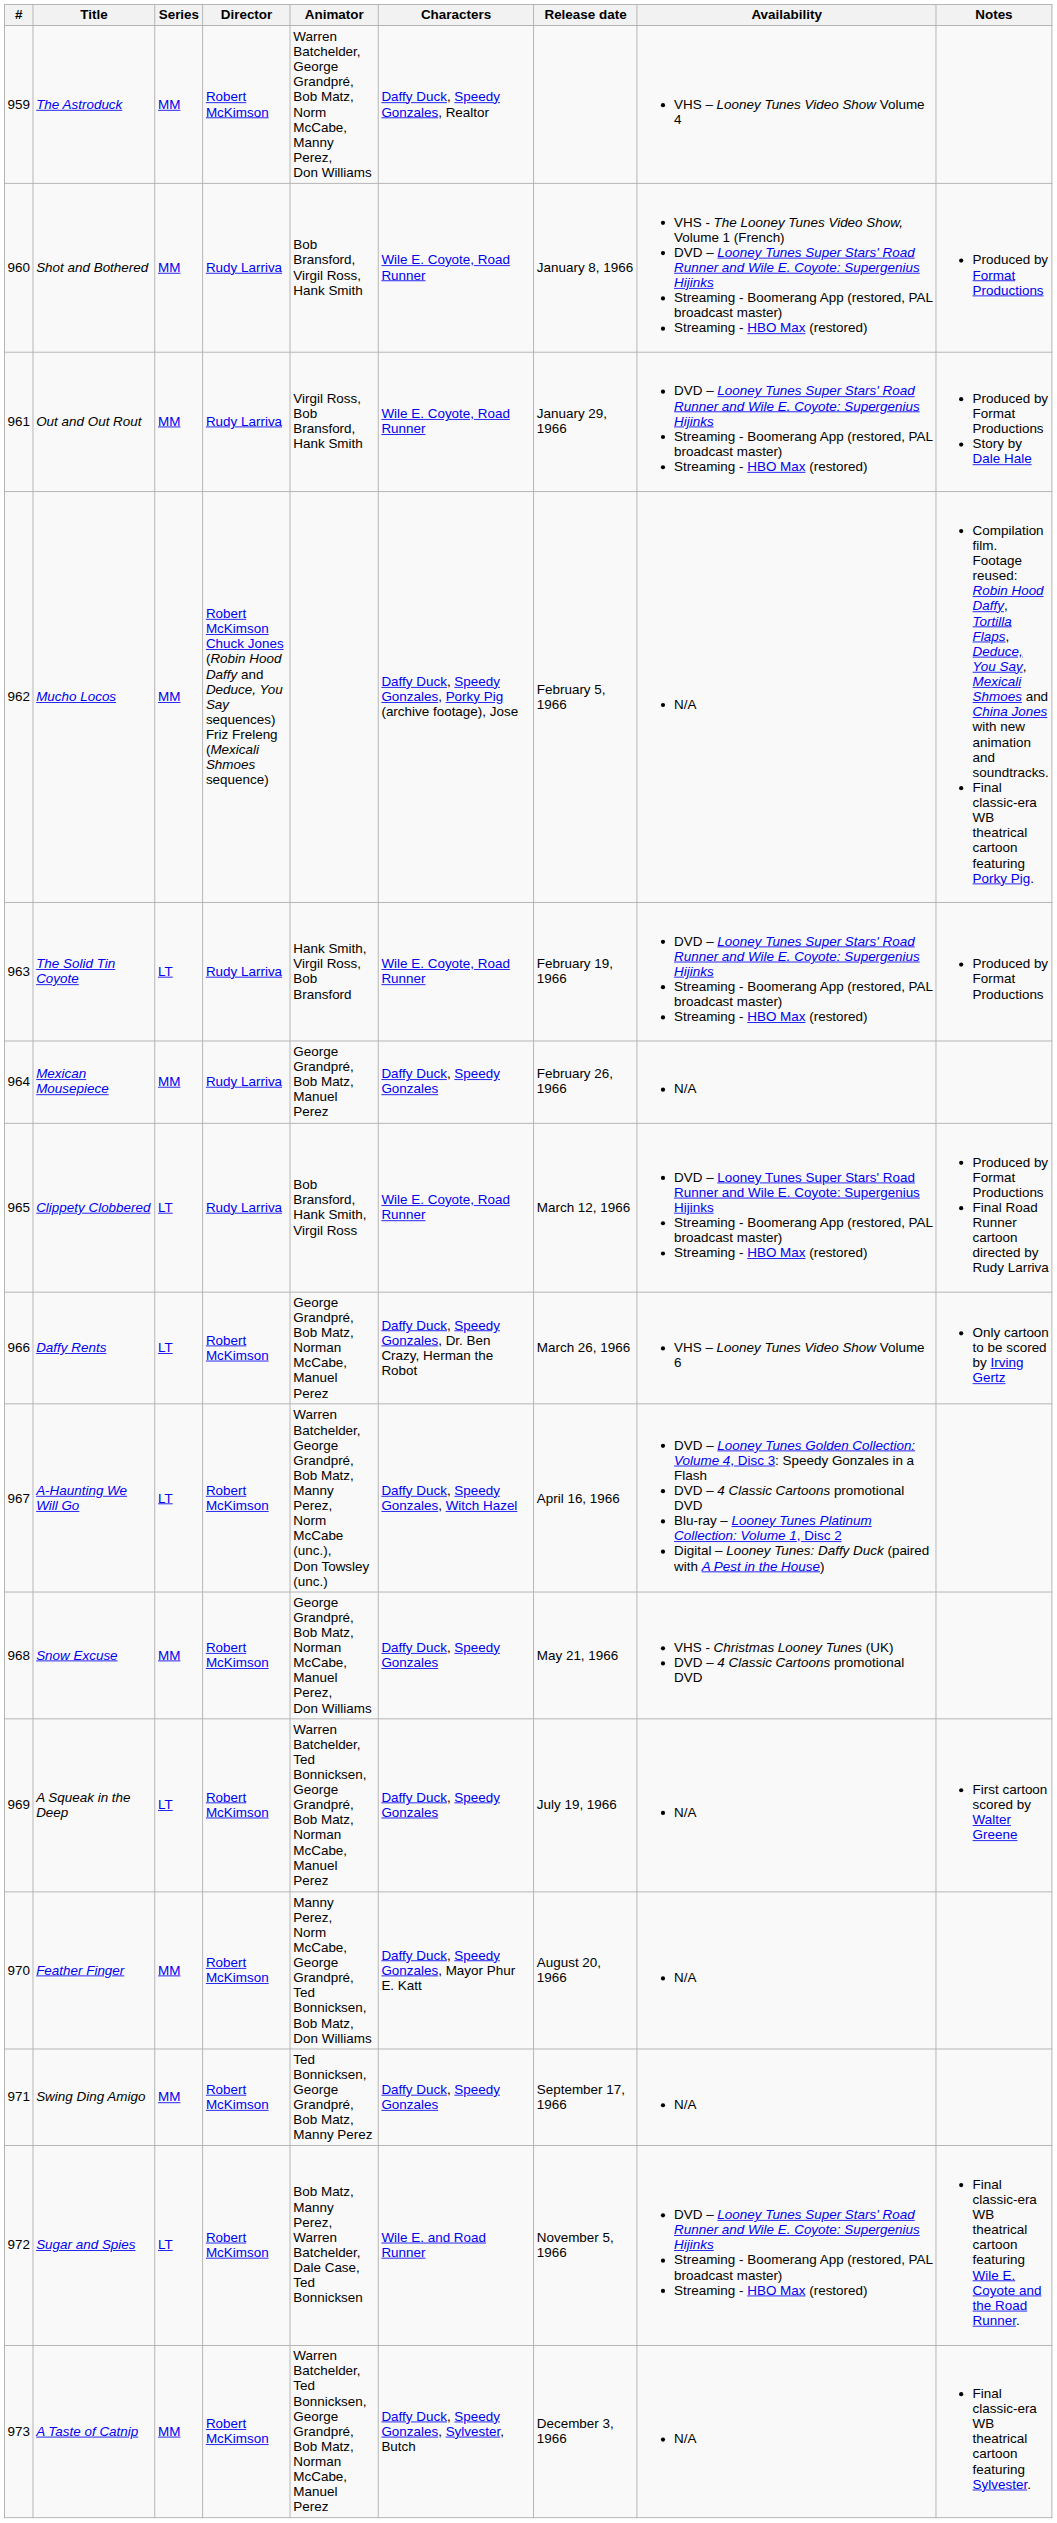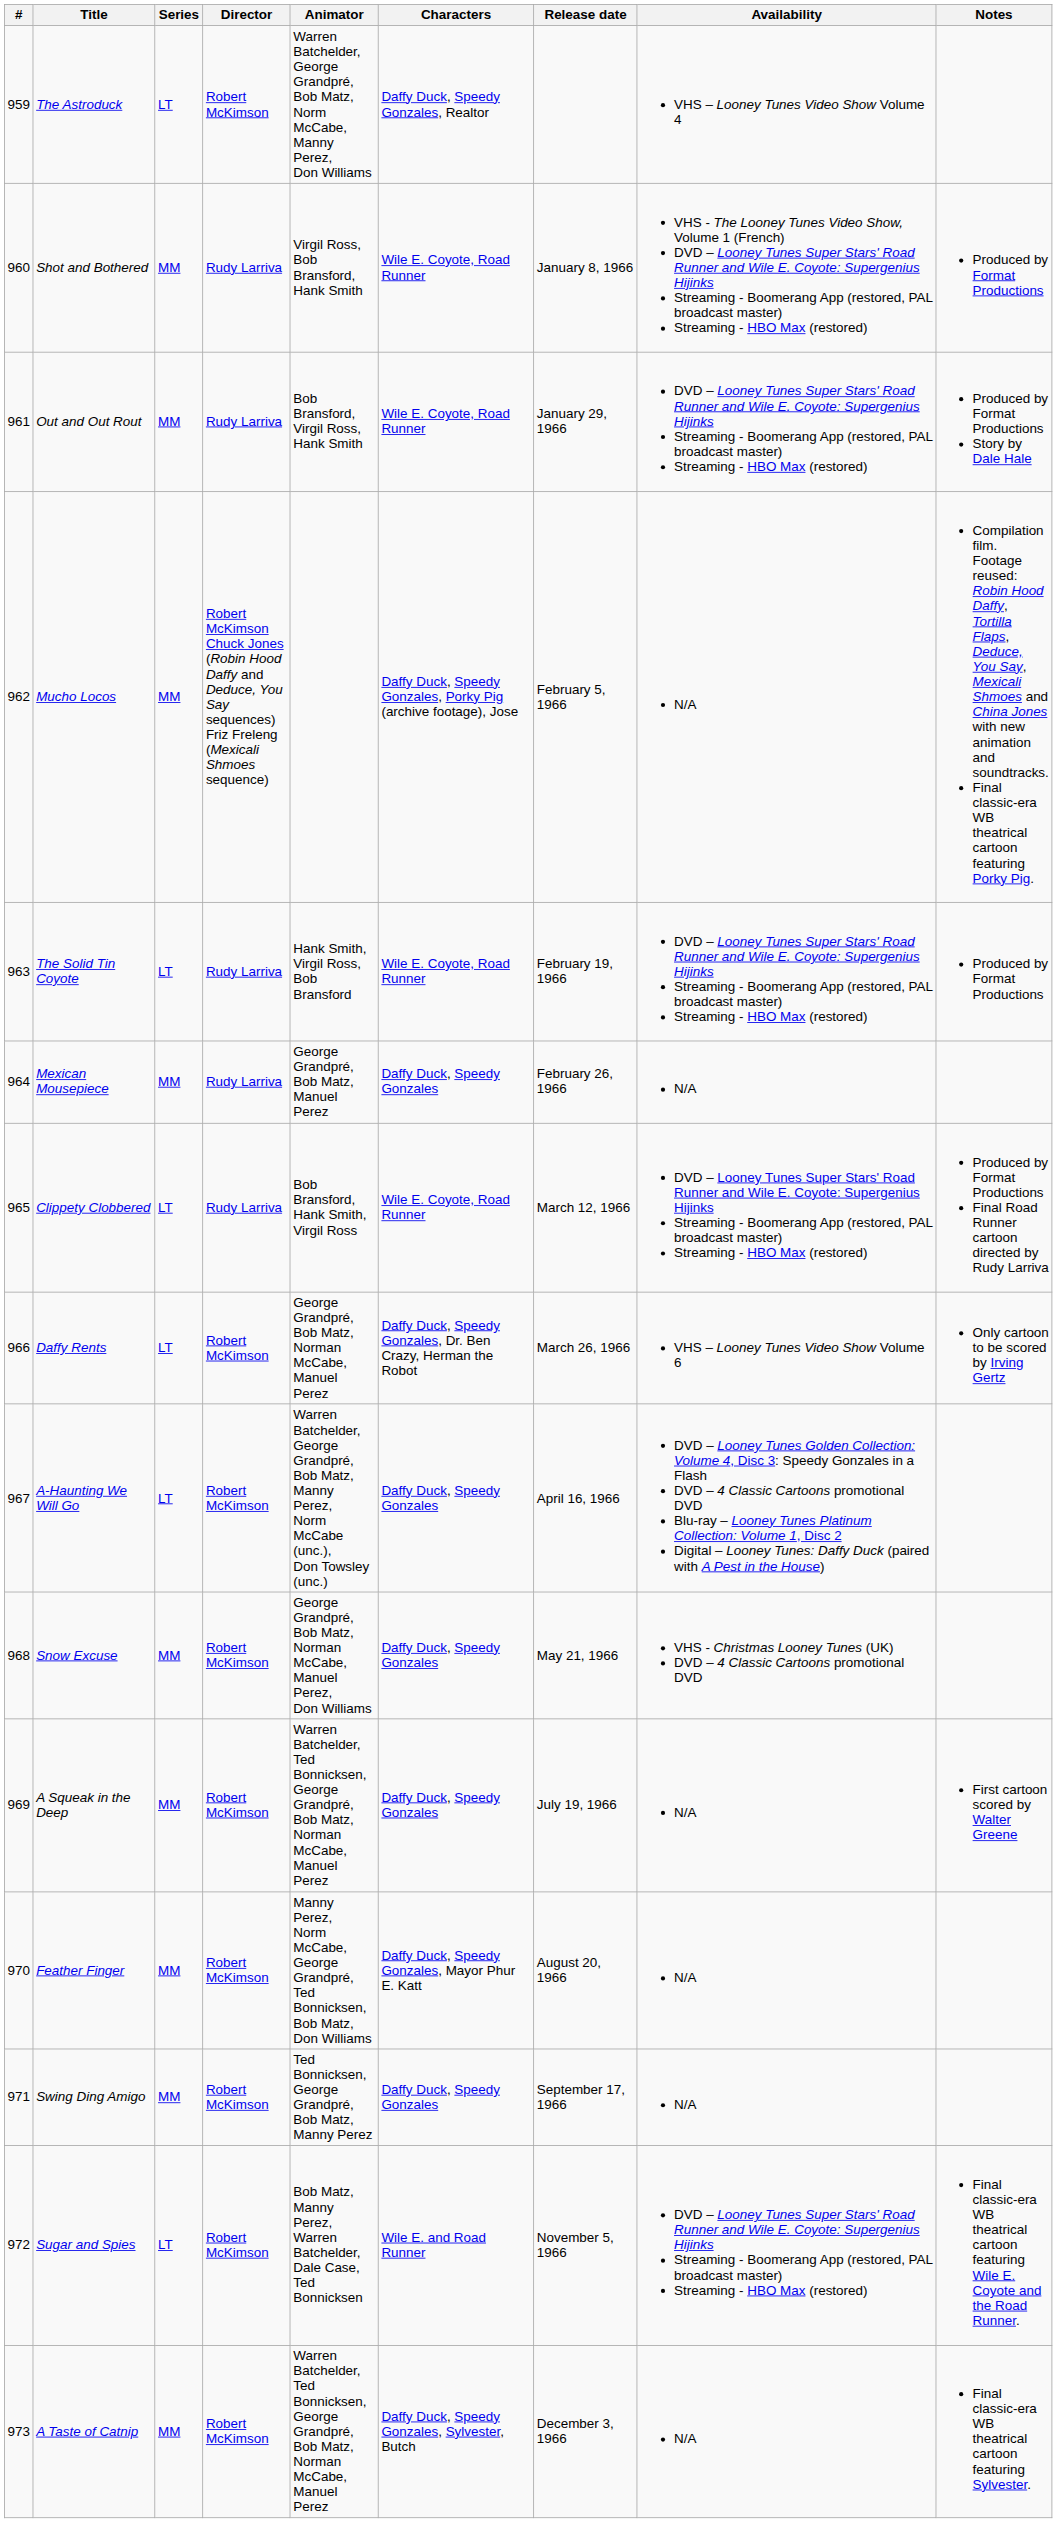(169, 104) MM -> (165, 104) LT
(328, 267) Bob Bransford, Virgil Ross, Hank Smith -> (328, 267) Virgil Ross, Bob Bransford, Hank Smith
(328, 421) Virgil Ross, Bob Bransford, Hank Smith -> (328, 421) Bob Bransford, Virgil Ross, Hank Smith
(449, 1498) Daffy Duck, Speedy Gonzales, Witch Hazel -> (441, 1498) Daffy Duck, Speedy Gonzales
(165, 1805) LT -> (169, 1805) MM
